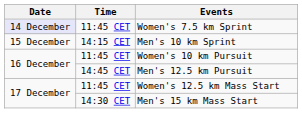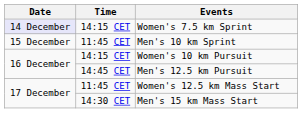(106, 27) 11:45 CET -> (106, 27) 14:15 CET
(106, 41) 14:15 CET -> (106, 41) 11:45 CET
(106, 56) 11:45 CET -> (106, 56) 14:15 CET
